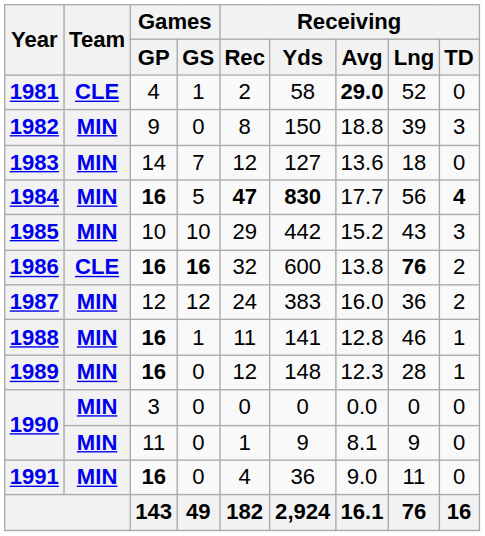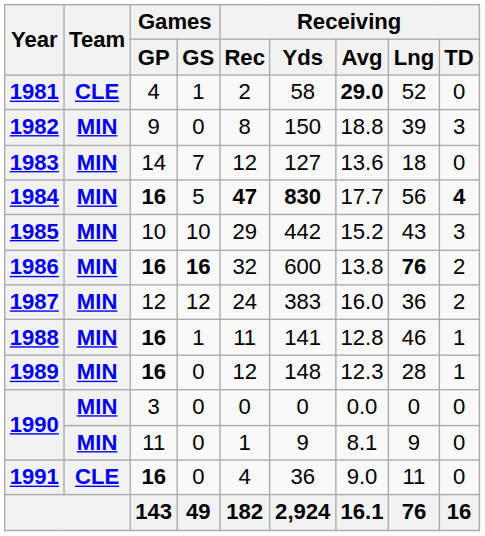(97, 267) CLE -> (97, 267) MIN
(97, 477) MIN -> (97, 477) CLE
